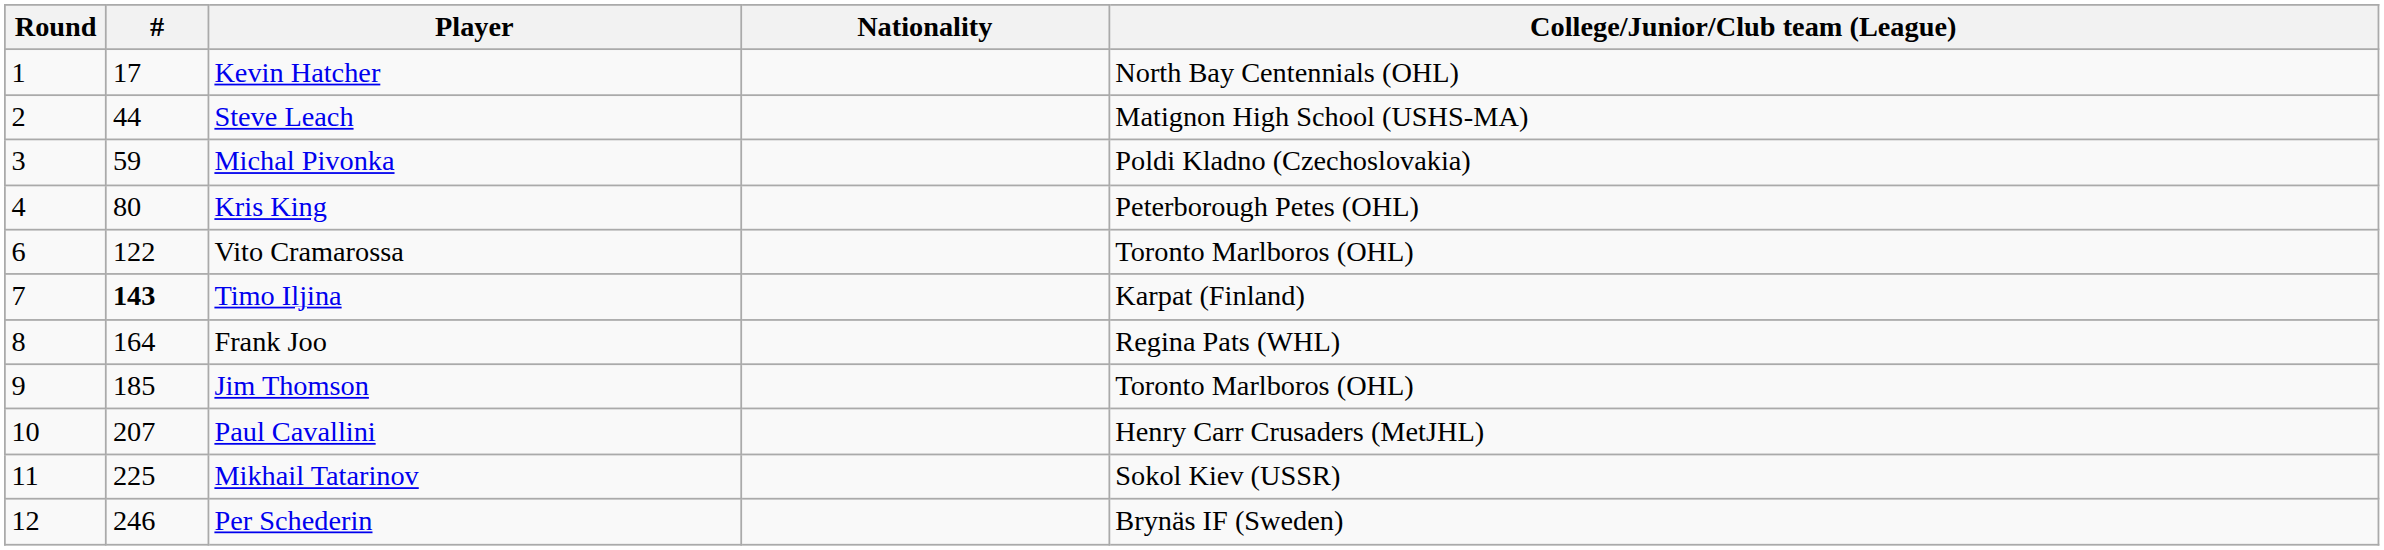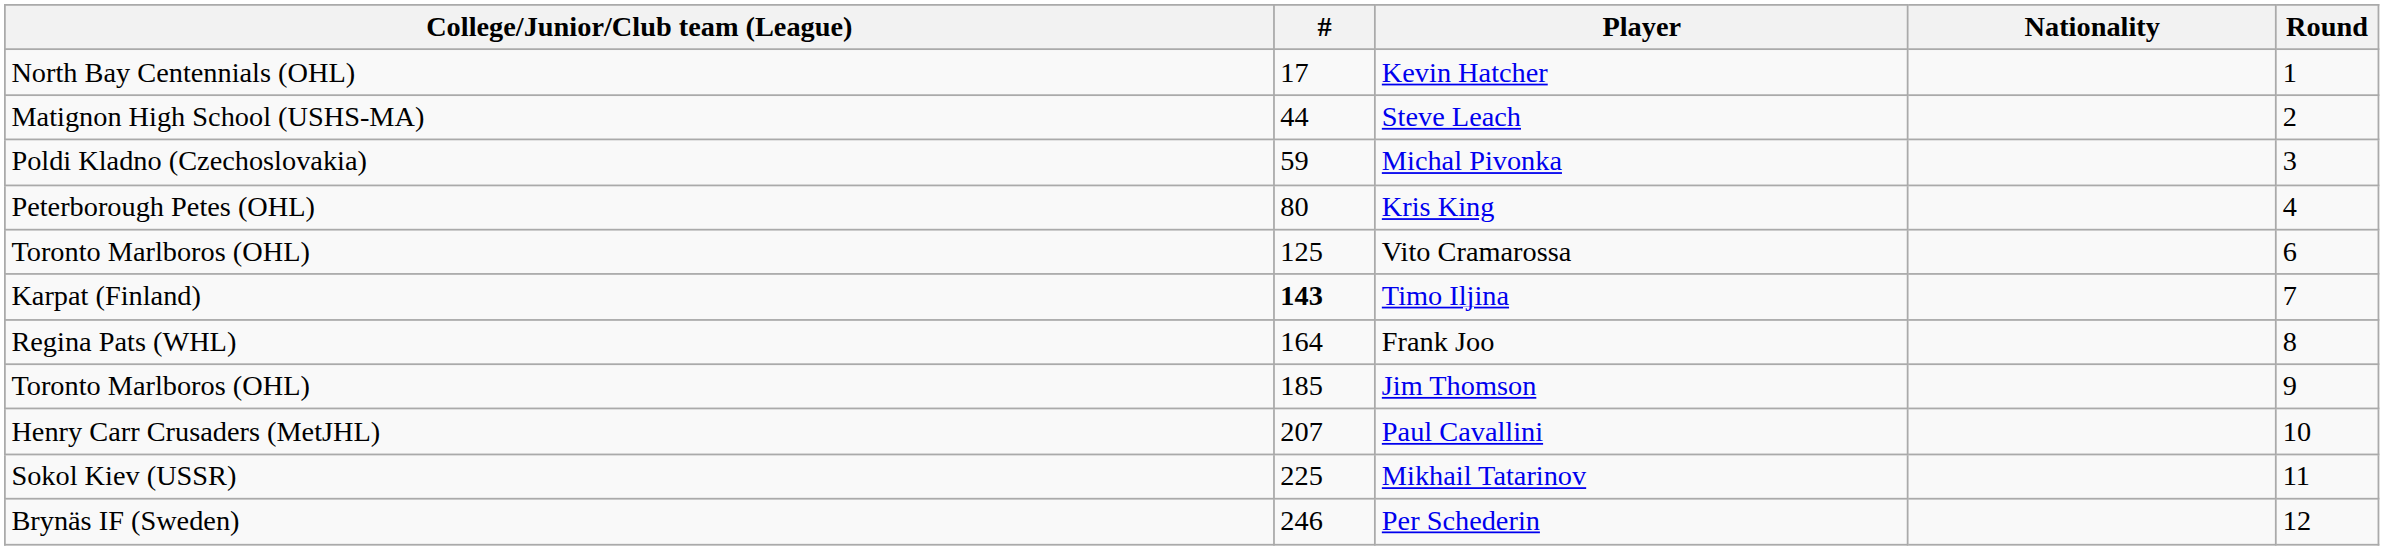columns swapped: (56, 26) <-> (1743, 26)
(134, 251) 122 -> (1302, 251) 125
